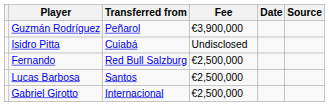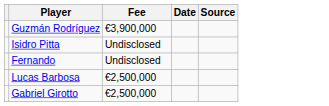- column: (146, 12)
(217, 61) €2,500,000 -> (133, 61) Undisclosed
